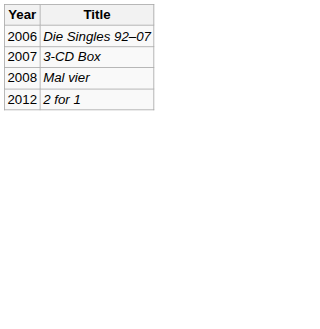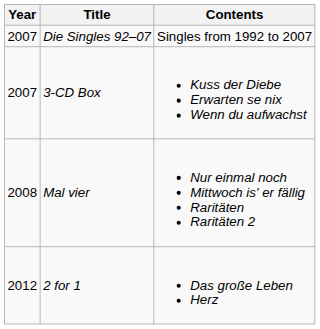+ column: (235, 15)
(22, 36) 2006 -> (22, 36) 2007
